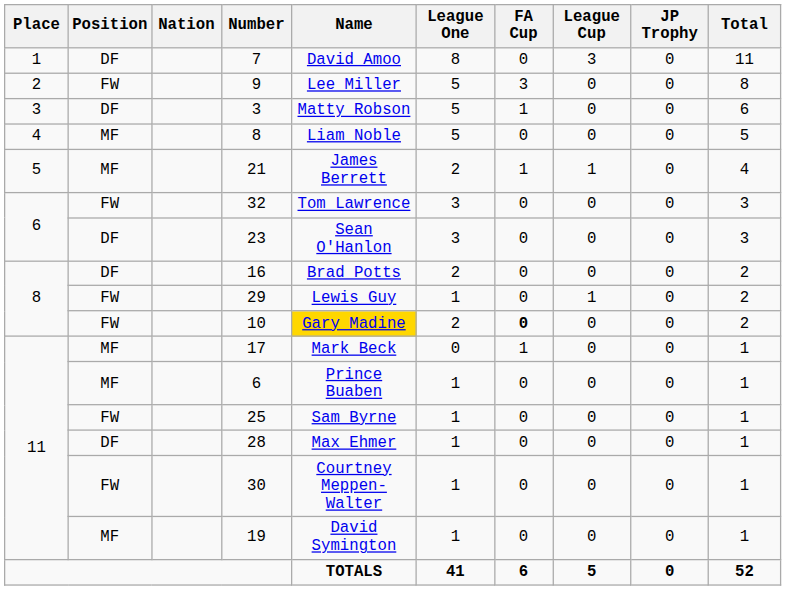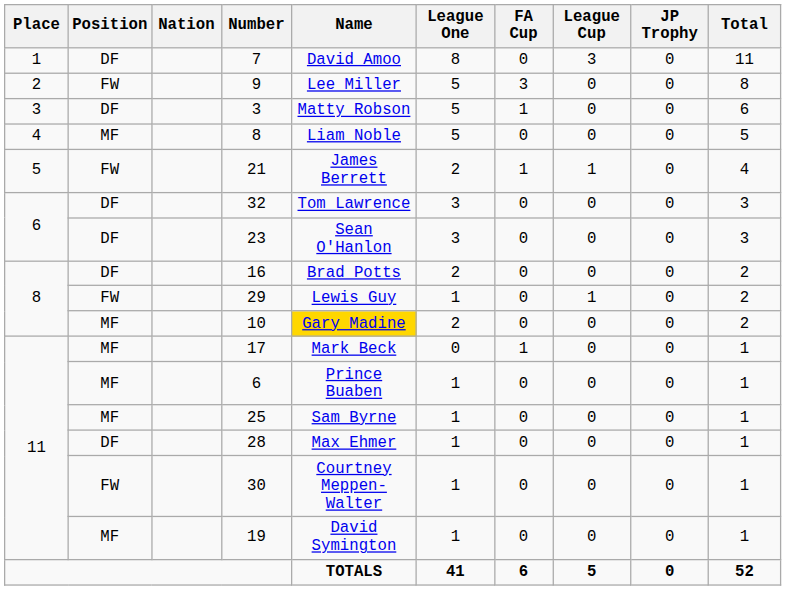(110, 171) MF -> (110, 171) FW
(110, 205) FW -> (110, 205) DF
(110, 324) FW -> (110, 324) MF
(524, 324) bold -> (524, 324) normal
(110, 418) FW -> (110, 418) MF
